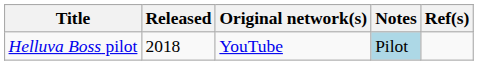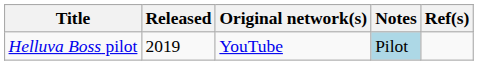(163, 45) 2018 -> (163, 45) 2019
